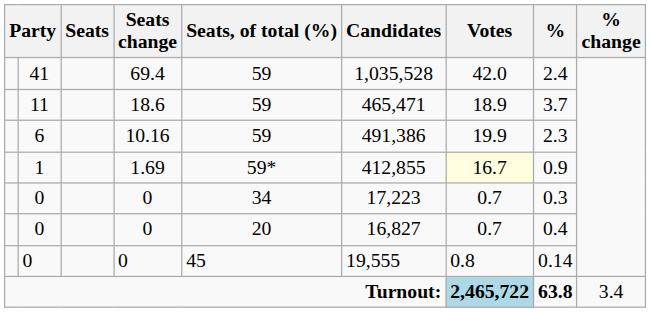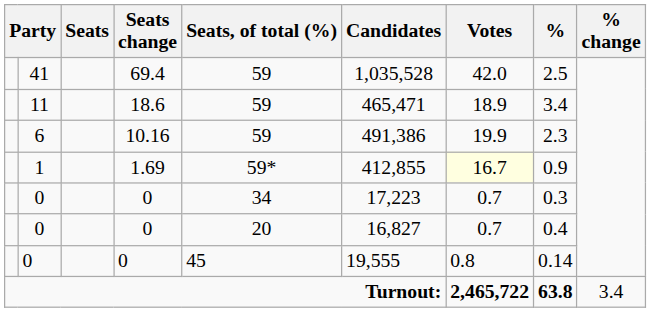(555, 73) 2.4 -> (555, 73) 2.5
(555, 104) 3.7 -> (555, 104) 3.4
(490, 291) lightblue background -> (490, 291) no background
